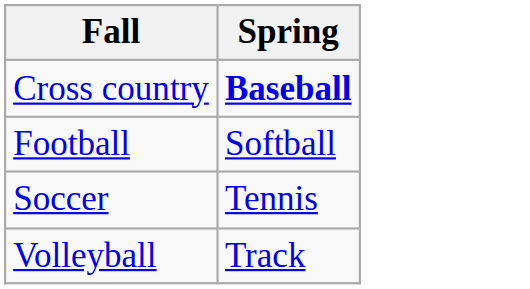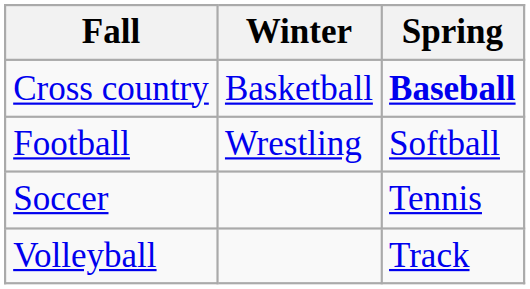+ column: (299, 32)
